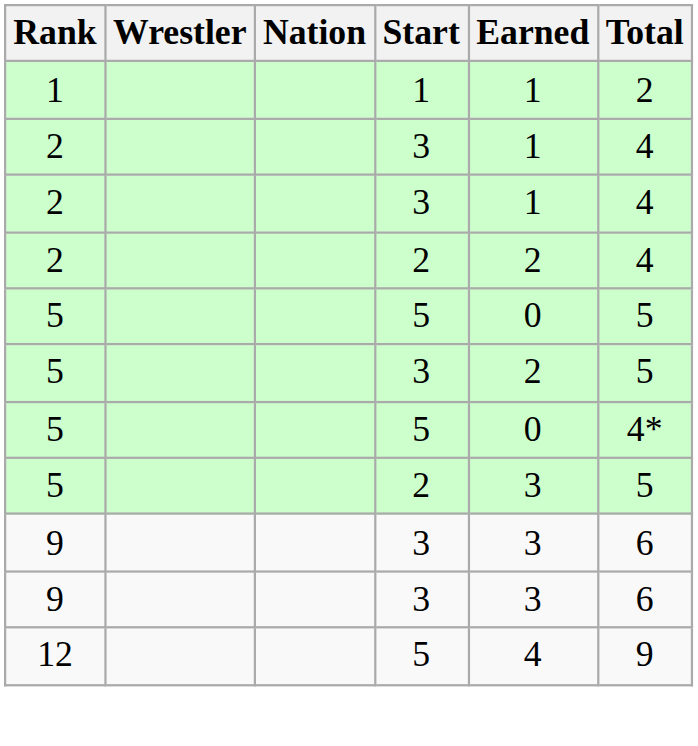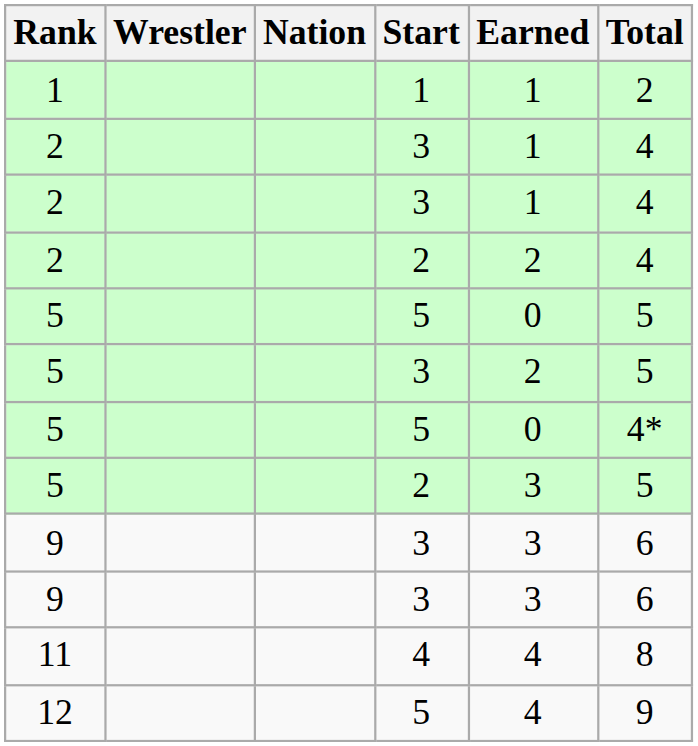+ row: (55, 655)
